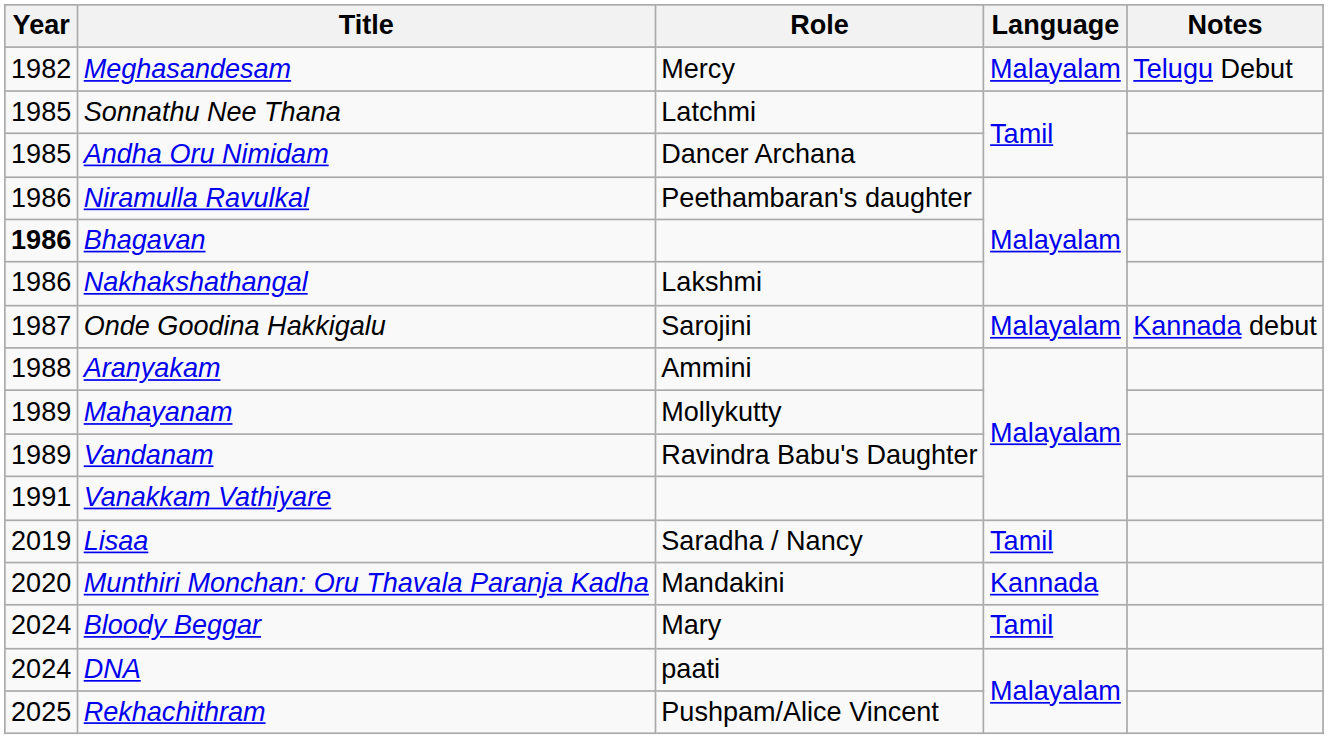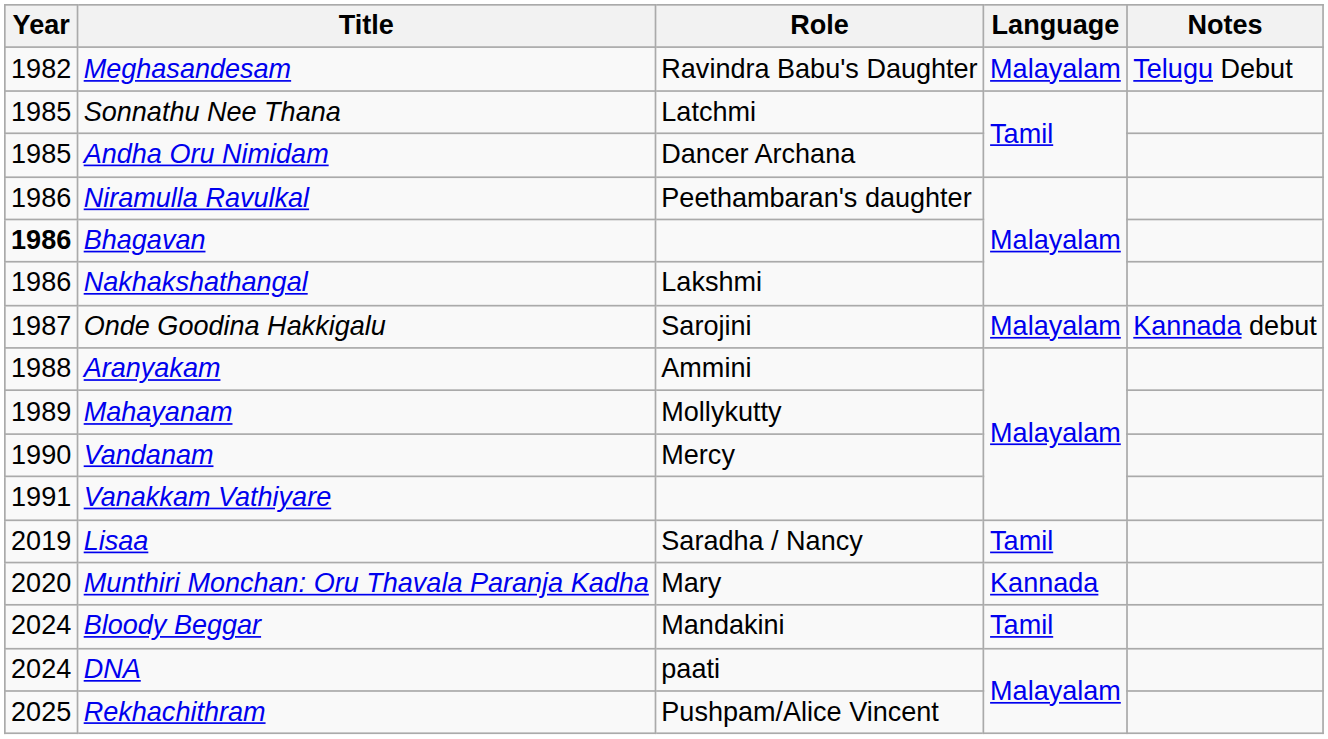(698, 68) Mercy -> (819, 68) Ravindra Babu's Daughter
(41, 454) 1989 -> (41, 454) 1990
(819, 454) Ravindra Babu's Daughter -> (698, 454) Mercy
(723, 583) Mandakini -> (691, 583) Mary
(691, 626) Mary -> (723, 626) Mandakini
